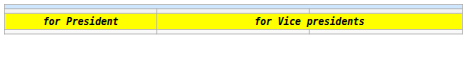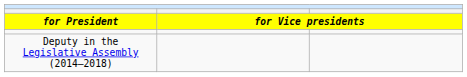+ row: (81, 53)
